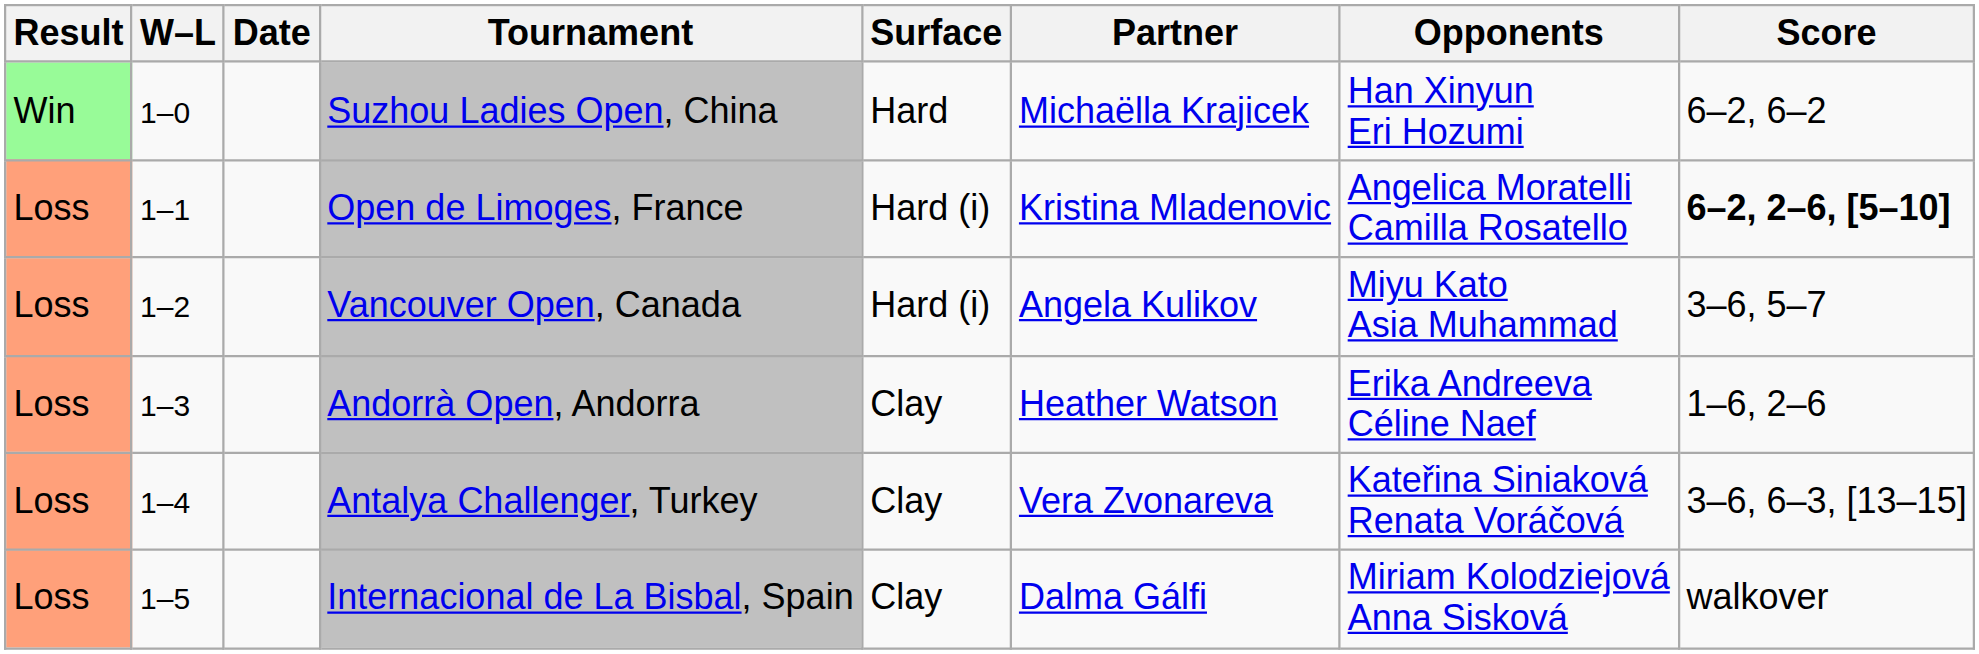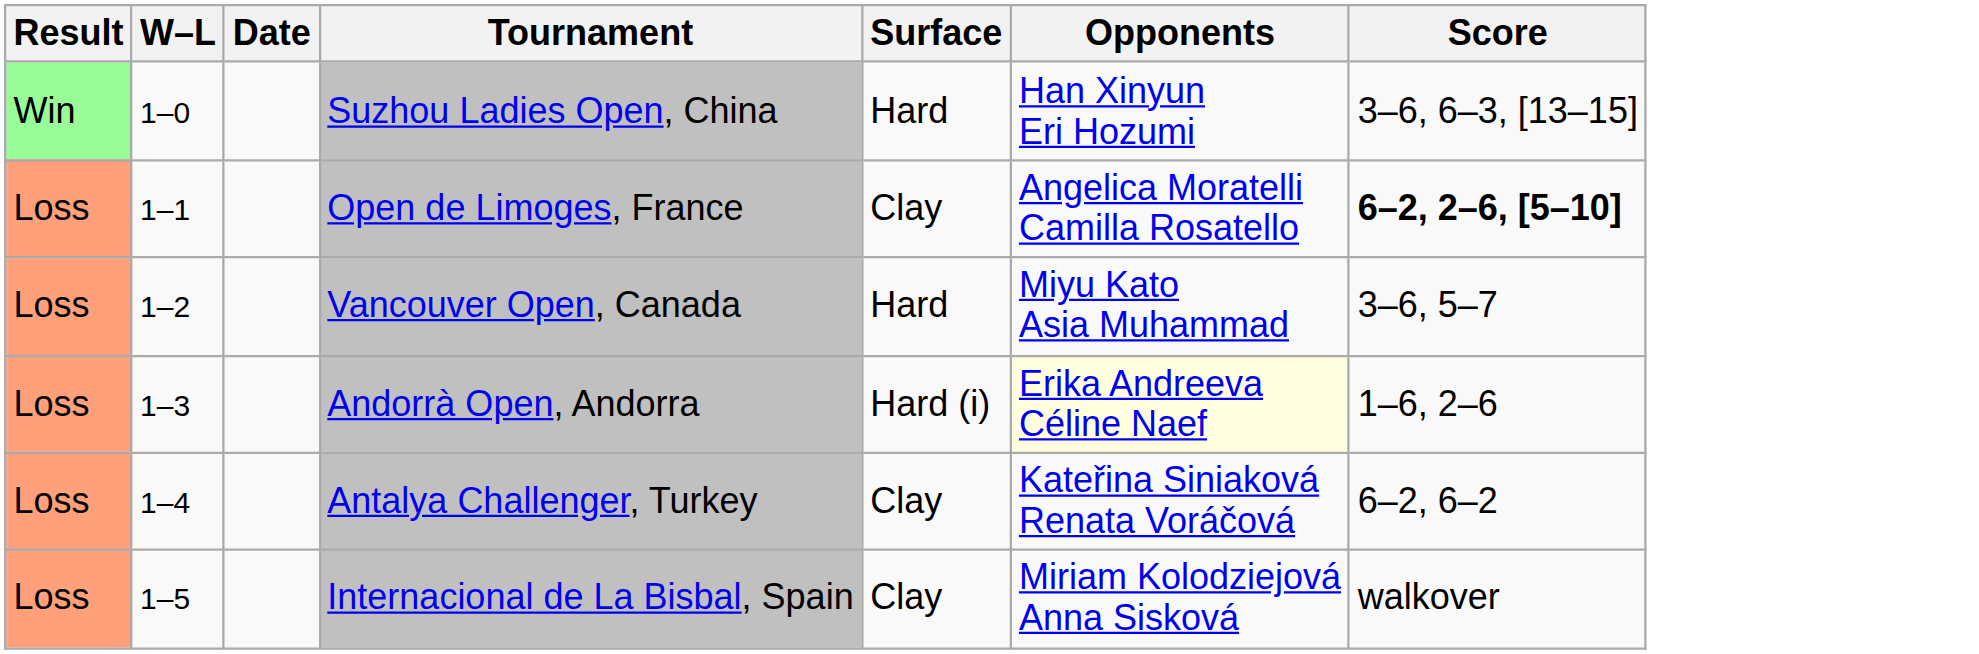- column: (1175, 33)
(1756, 110) 6–2, 6–2 -> (1498, 110) 3–6, 6–3, [13–15]
(930, 207) Hard (i) -> (906, 207) Clay
(930, 305) Hard (i) -> (909, 305) Hard
(906, 403) Clay -> (930, 403) Hard (i)
(1470, 403) no background -> (1141, 403) lightyellow background
(1827, 500) 3–6, 6–3, [13–15] -> (1428, 500) 6–2, 6–2
